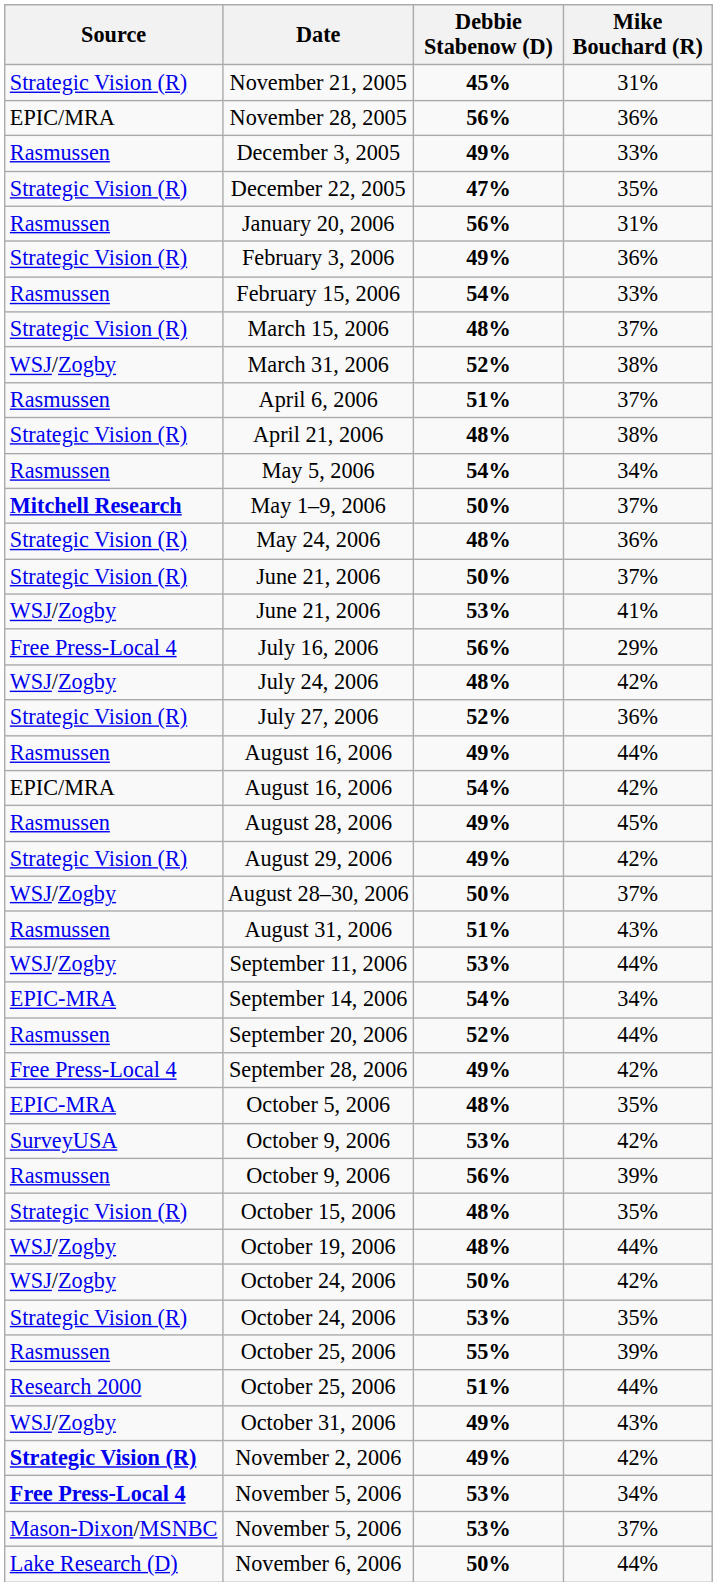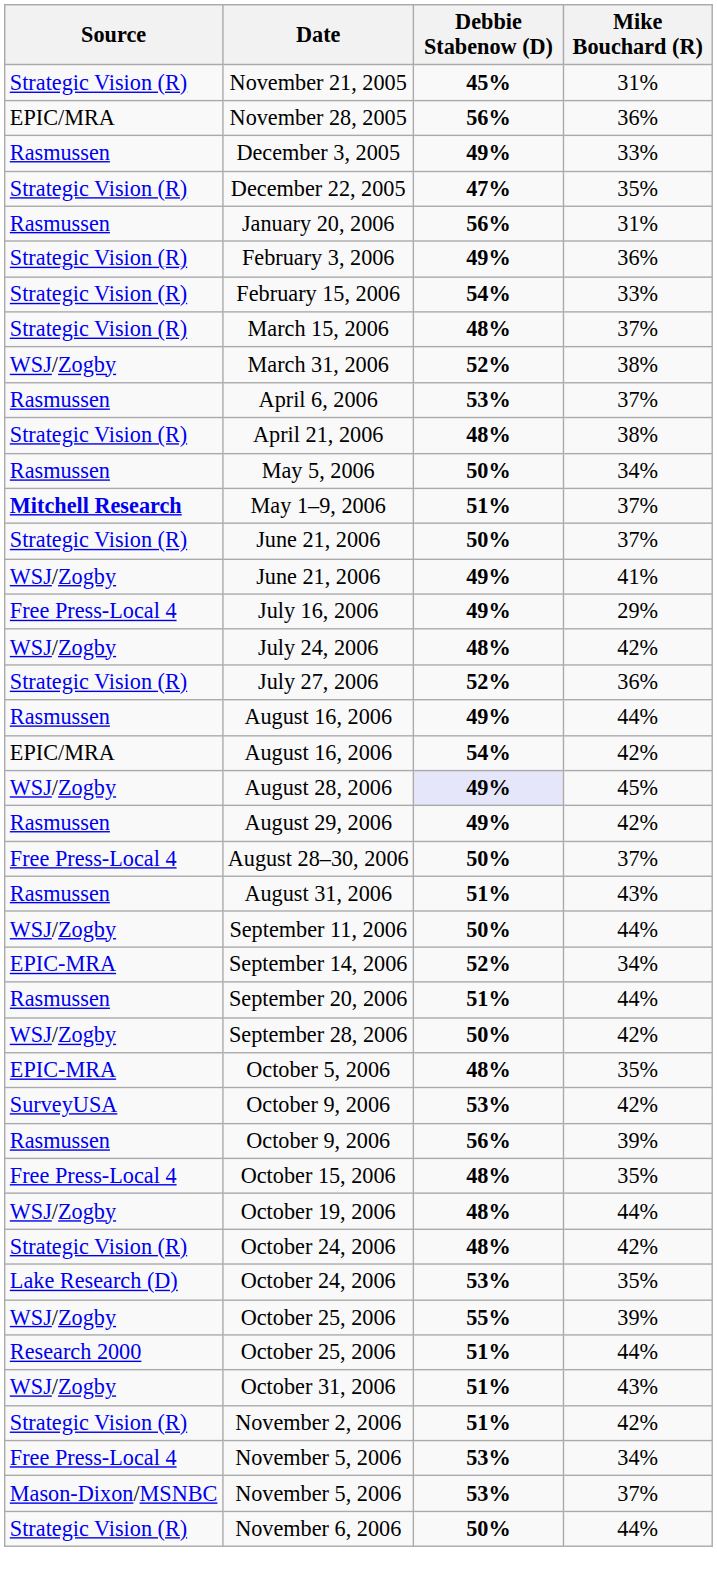(60, 294) Rasmussen -> (99, 294) Strategic Vision (R)
(488, 399) 51% -> (488, 399) 53%
(488, 470) 54% -> (488, 470) 50%
(488, 505) 50% -> (488, 505) 51%
- row: (318, 540)
(488, 611) 53% -> (488, 576) 49%
(488, 646) 56% -> (488, 611) 49%
(60, 823) Rasmussen -> (63, 787) WSJ/Zogby
(488, 823) no background -> (488, 787) lavender background
(99, 858) Strategic Vision (R) -> (60, 823) Rasmussen
(63, 893) WSJ/Zogby -> (93, 858) Free Press-Local 4
(488, 964) 53% -> (488, 928) 50%
(488, 999) 54% -> (488, 964) 52%
(488, 1034) 52% -> (488, 999) 51%
(93, 1070) Free Press-Local 4 -> (63, 1034) WSJ/Zogby
(488, 1070) 49% -> (488, 1034) 50%
(99, 1211) Strategic Vision (R) -> (93, 1175) Free Press-Local 4
(63, 1281) WSJ/Zogby -> (99, 1246) Strategic Vision (R)
(488, 1281) 50% -> (488, 1246) 48%
(99, 1316) Strategic Vision (R) -> (94, 1281) Lake Research (D)
(60, 1352) Rasmussen -> (63, 1316) WSJ/Zogby
(488, 1422) 49% -> (488, 1387) 51%
(103, 1458) bold -> (99, 1422) normal
(488, 1458) 49% -> (488, 1422) 51%
(98, 1493) bold -> (93, 1458) normal
(94, 1563) Lake Research (D) -> (99, 1528) Strategic Vision (R)
